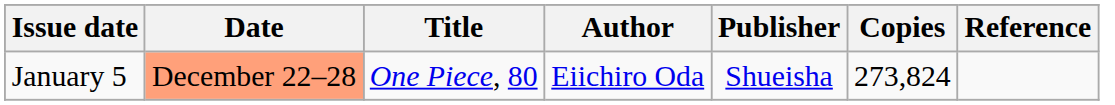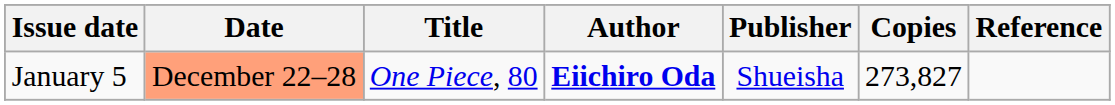(628, 75) normal -> (633, 75) bold
(902, 75) 273,824 -> (913, 75) 273,827
